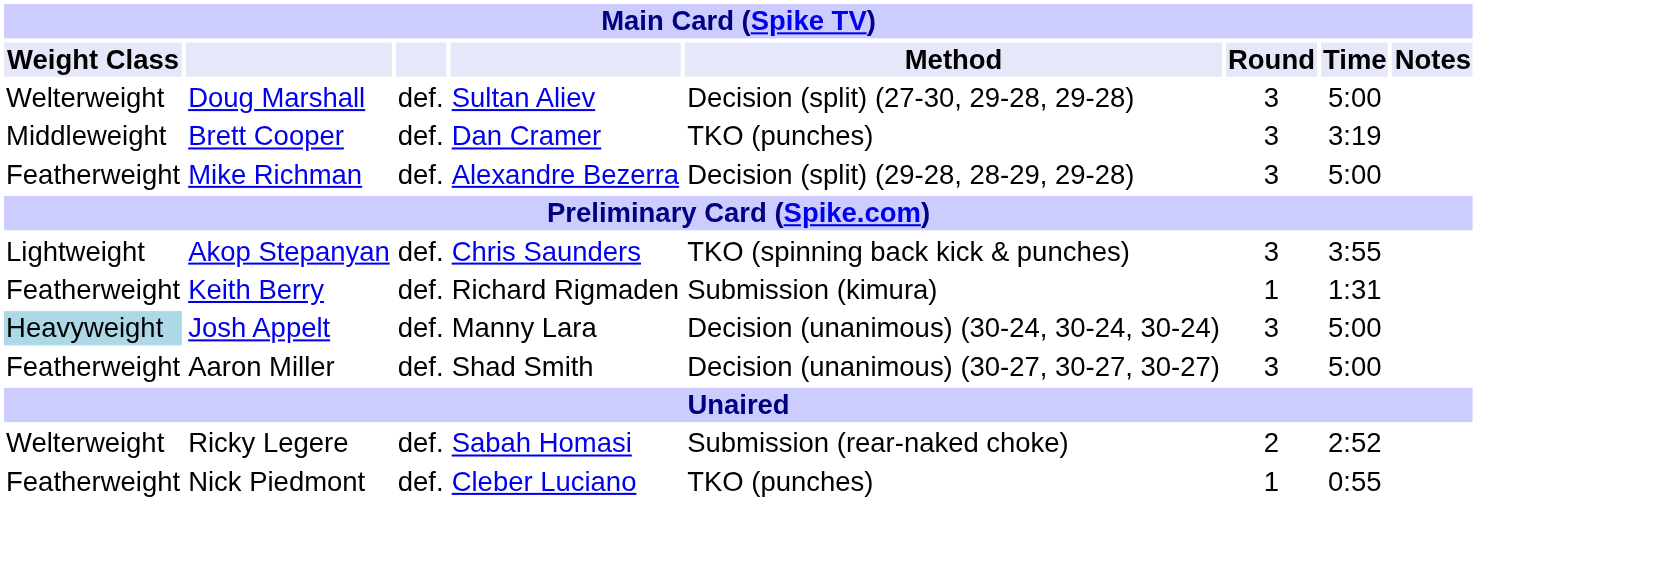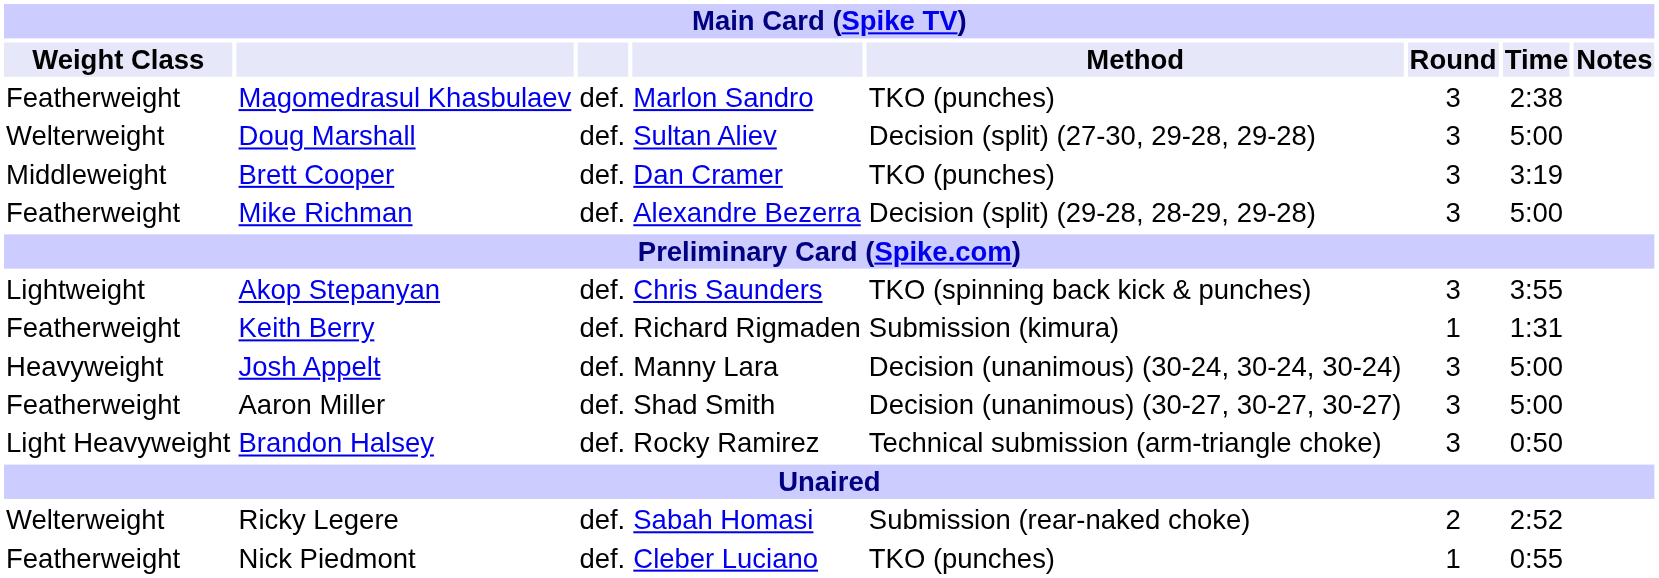+ row: (405, 98)
(85, 328) lightblue background -> (85, 367) no background
+ row: (336, 443)
